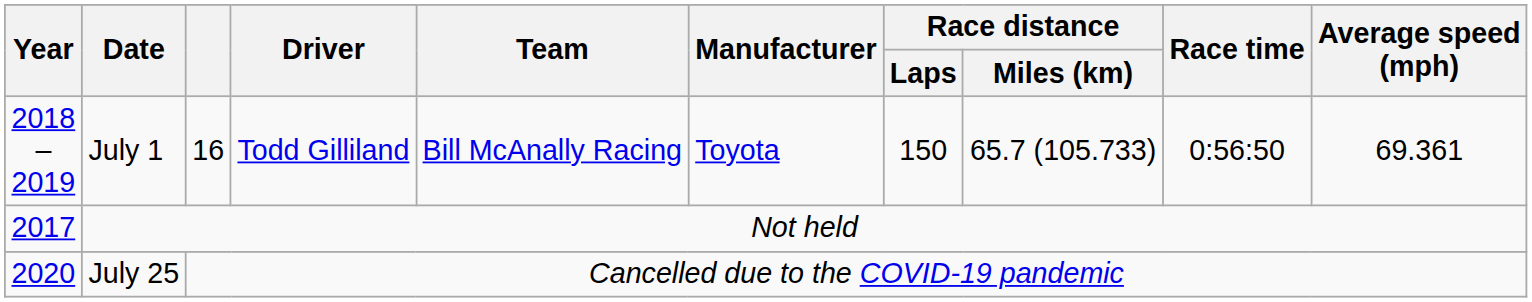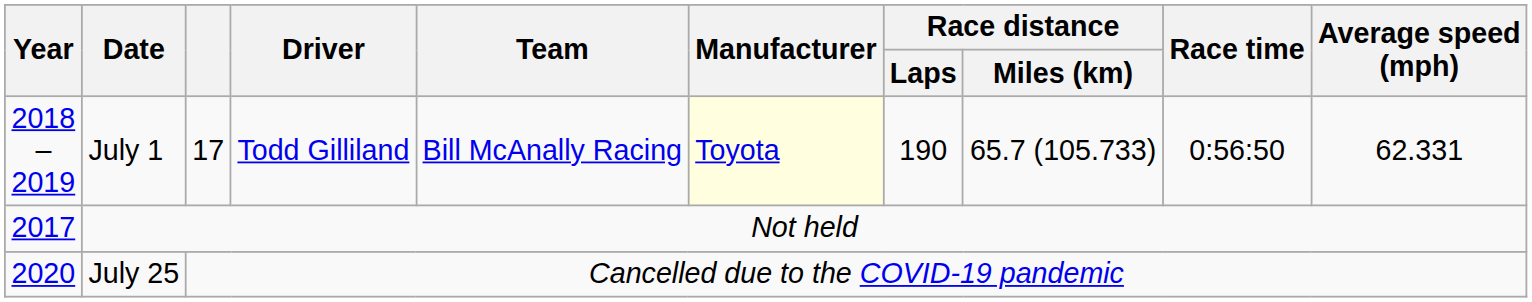(208, 150) 16 -> (208, 150) 17
(737, 150) no background -> (737, 150) lightyellow background
(923, 150) 150 -> (923, 150) 190
(1419, 150) 69.361 -> (1419, 150) 62.331
